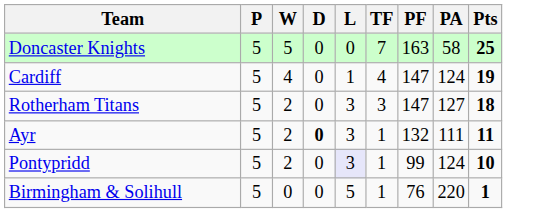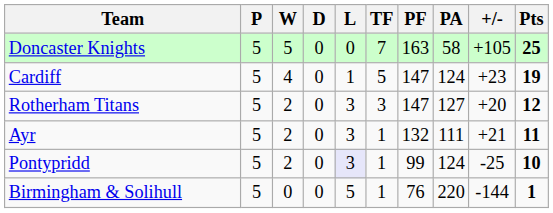+ column: (492, 18)
(382, 76) 4 -> (382, 76) 5
(485, 105) 18 -> (531, 105) 12
(319, 134) bold -> (319, 134) normal
